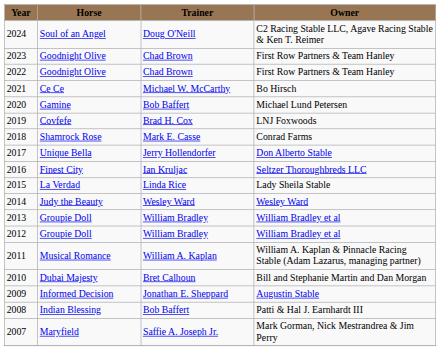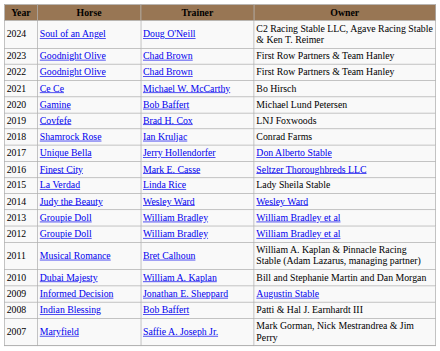(172, 137) Mark E. Casse -> (165, 137) Ian Kruljac
(165, 169) Ian Kruljac -> (172, 169) Mark E. Casse
(180, 256) William A. Kaplan -> (169, 256) Bret Calhoun
(169, 278) Bret Calhoun -> (180, 278) William A. Kaplan
